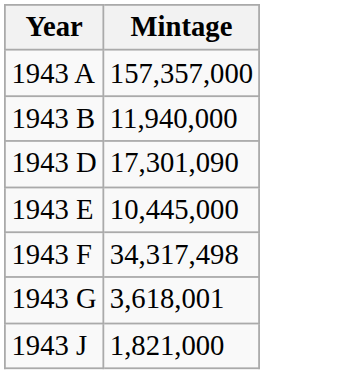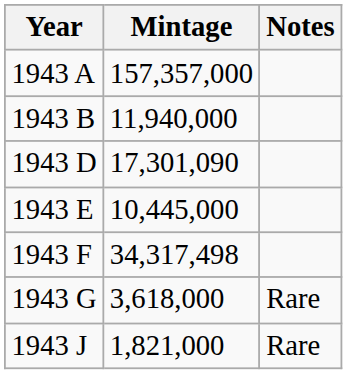+ column: (300, 27)
(167, 299) 3,618,001 -> (167, 299) 3,618,000
